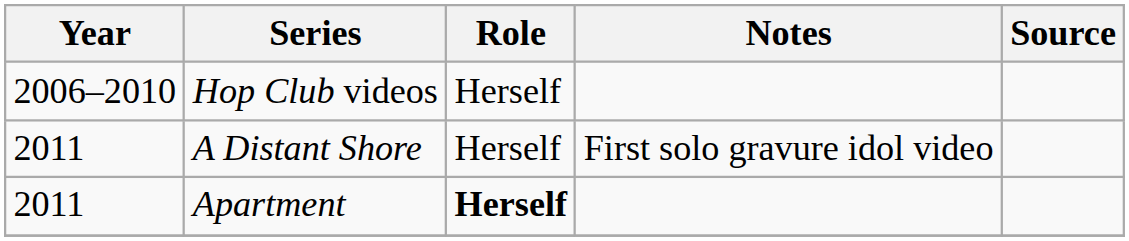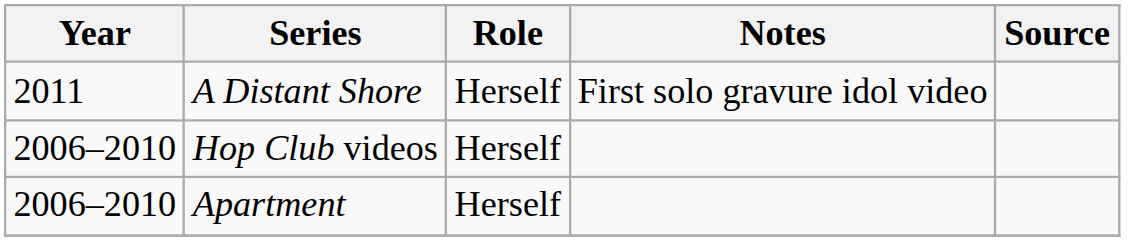rows swapped: (315, 90) <-> (307, 147)
(49, 205) 2011 -> (95, 205) 2006–2010
(511, 205) bold -> (508, 205) normal
